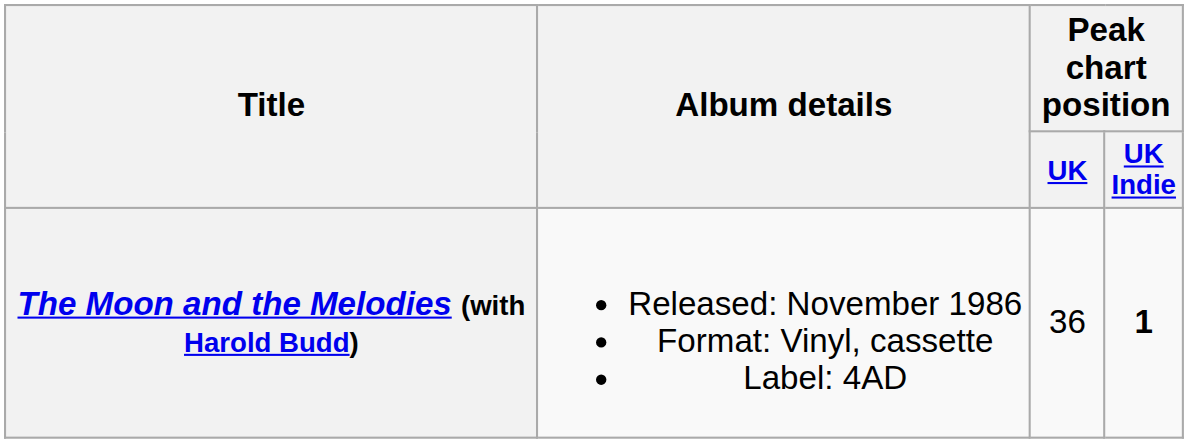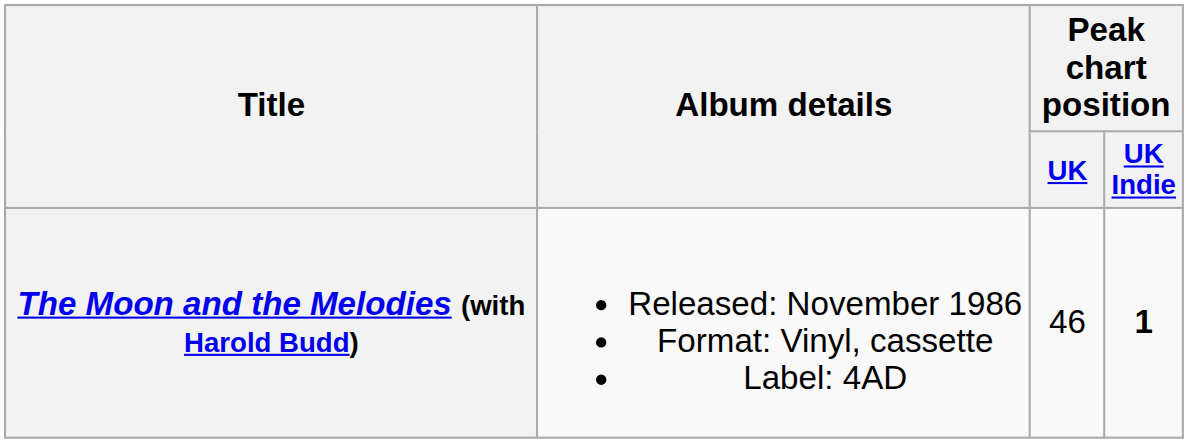(1067, 321) 36 -> (1067, 321) 46
